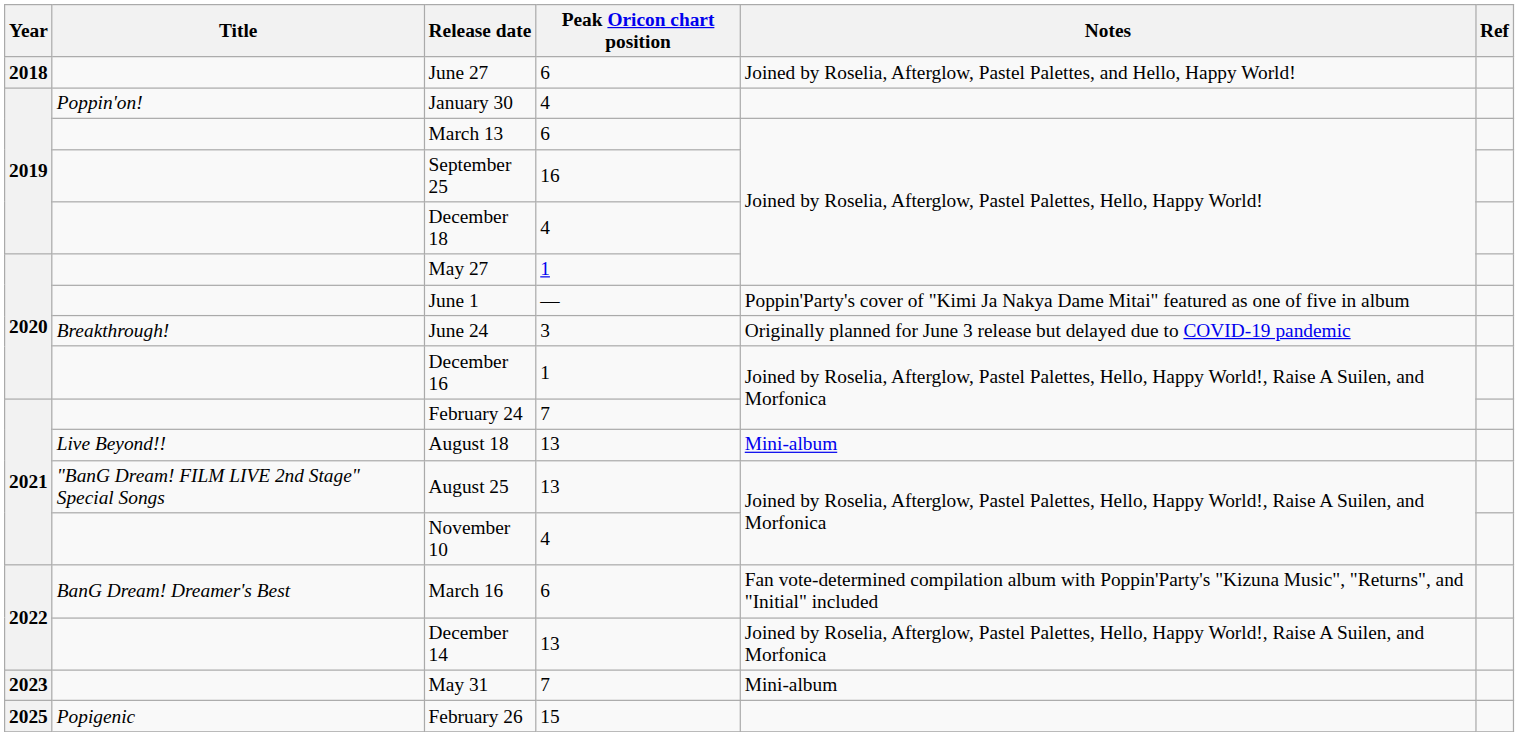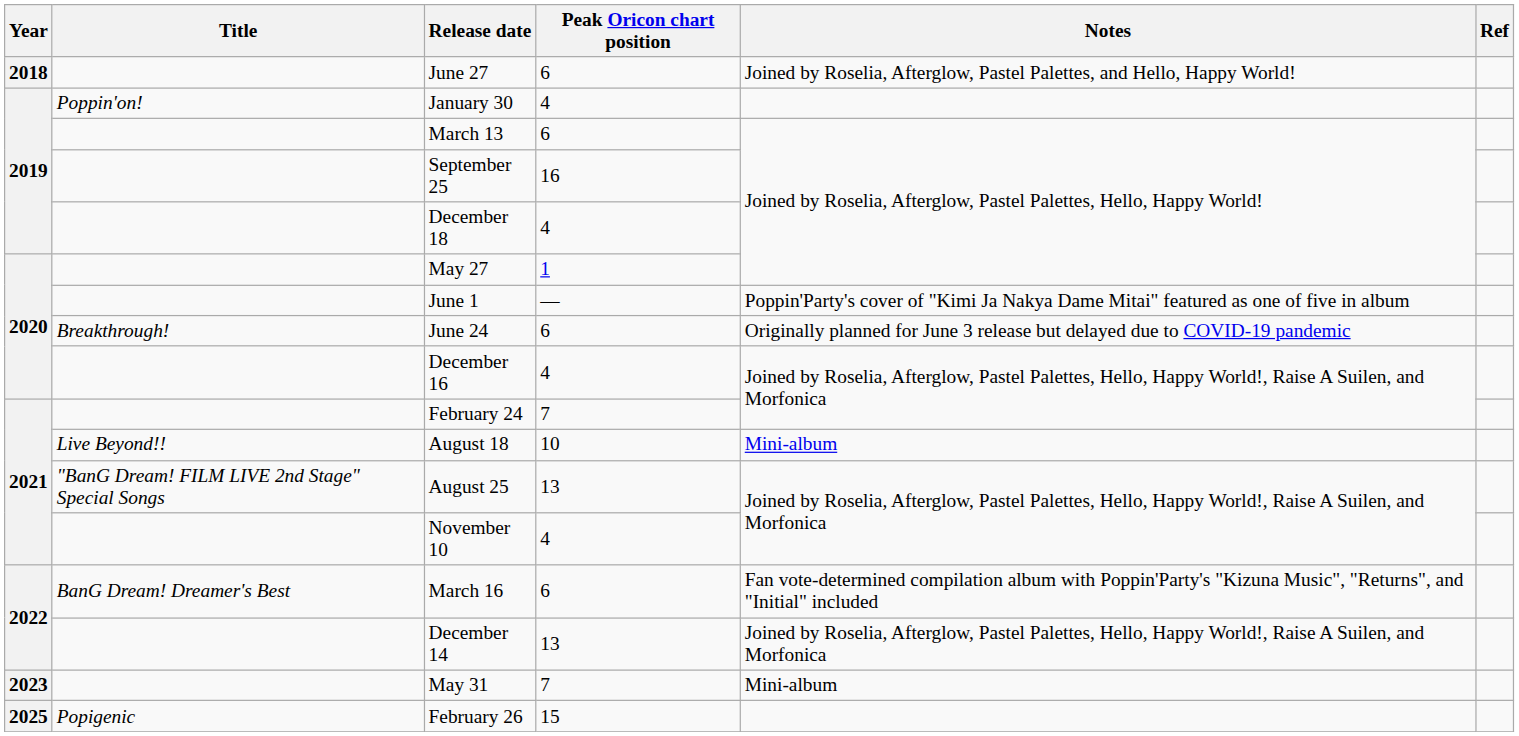(545, 330) 3 -> (545, 330) 6
(545, 372) 1 -> (545, 372) 4
(550, 444) 13 -> (550, 444) 10
